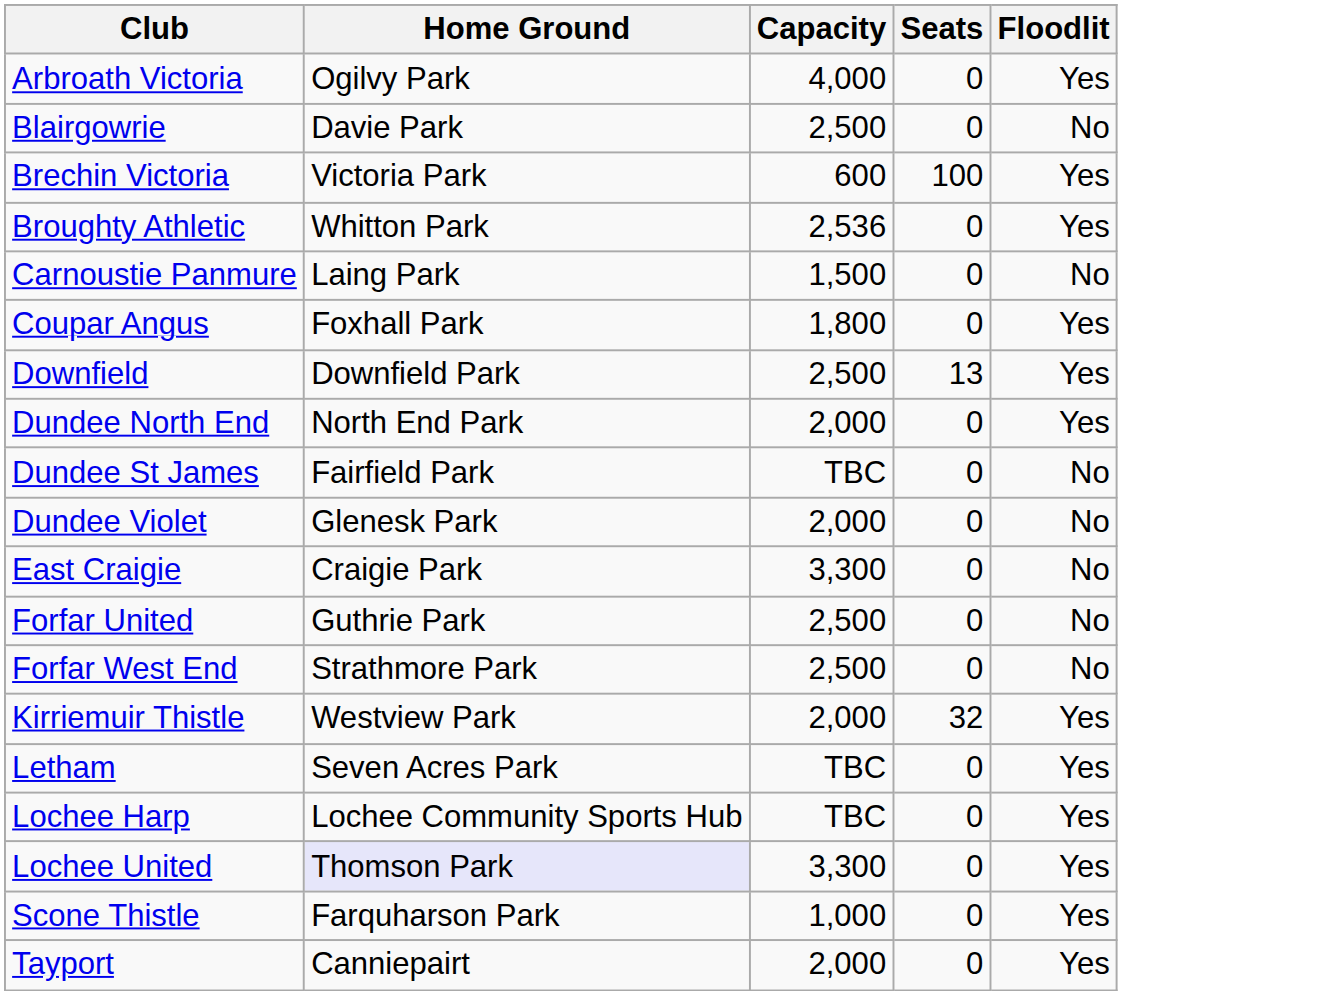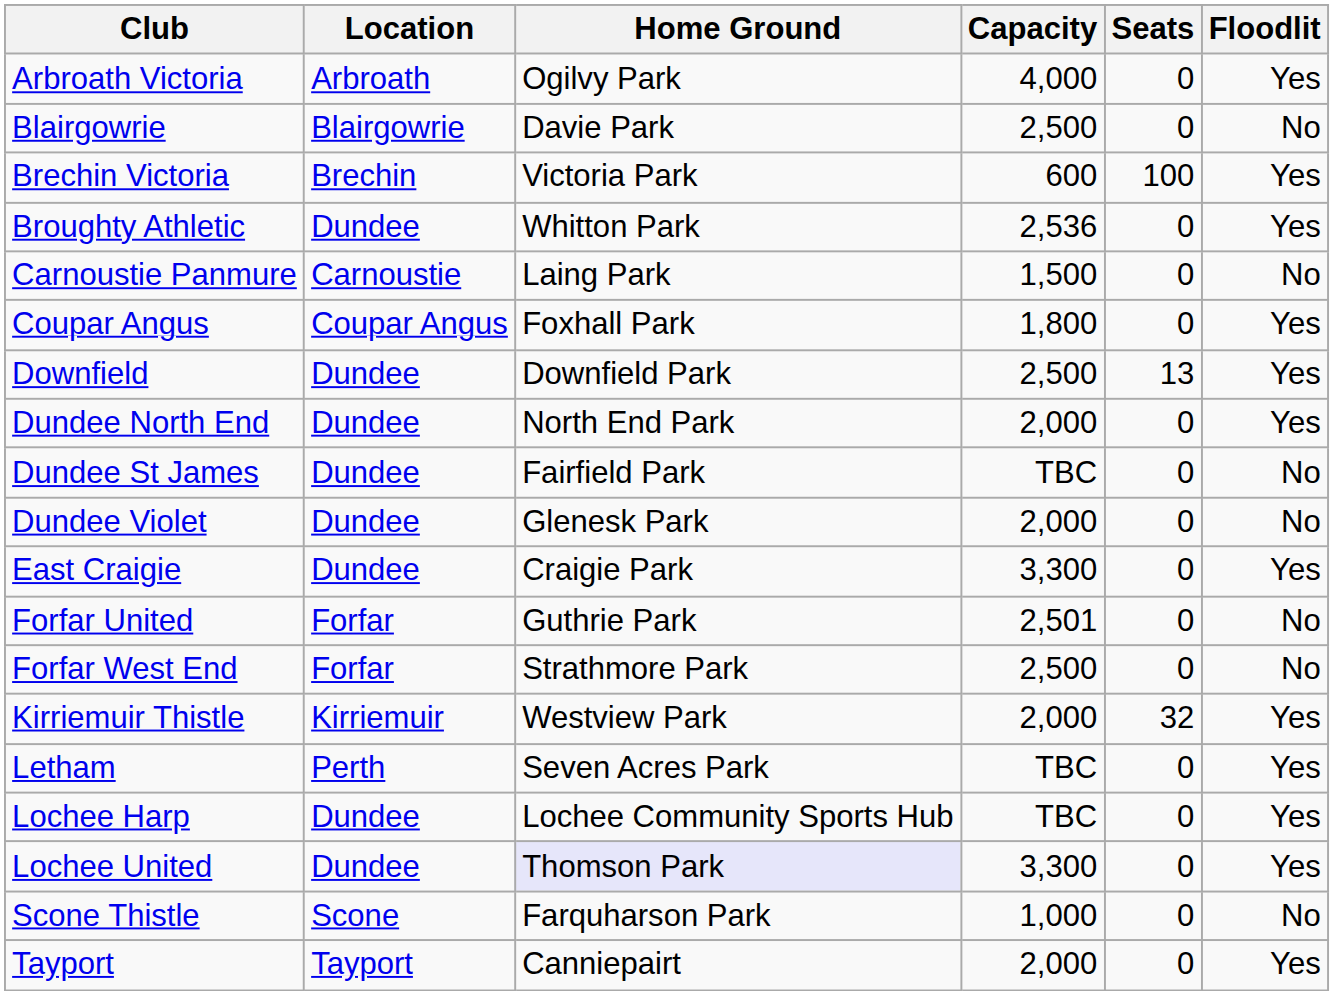+ column: (409, 29)
(1090, 570) No -> (1295, 570) Yes
(847, 619) 2,500 -> (1058, 619) 2,501
(1084, 915) Yes -> (1301, 915) No
